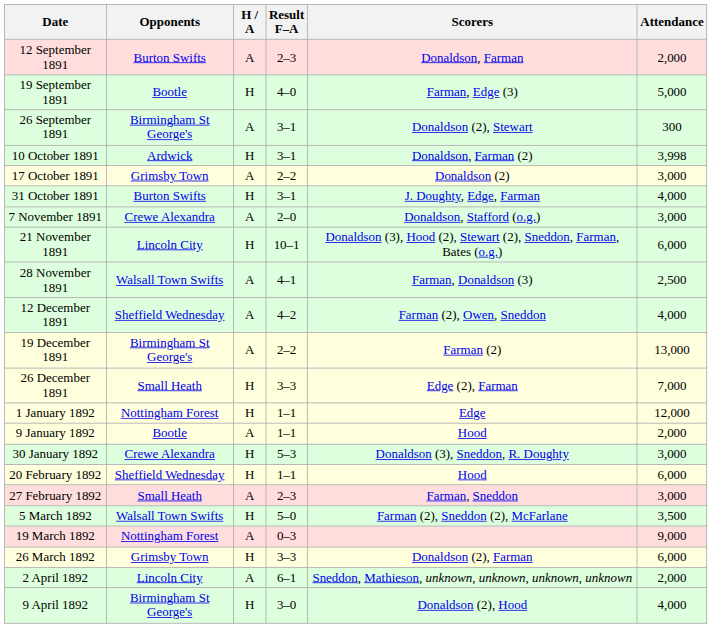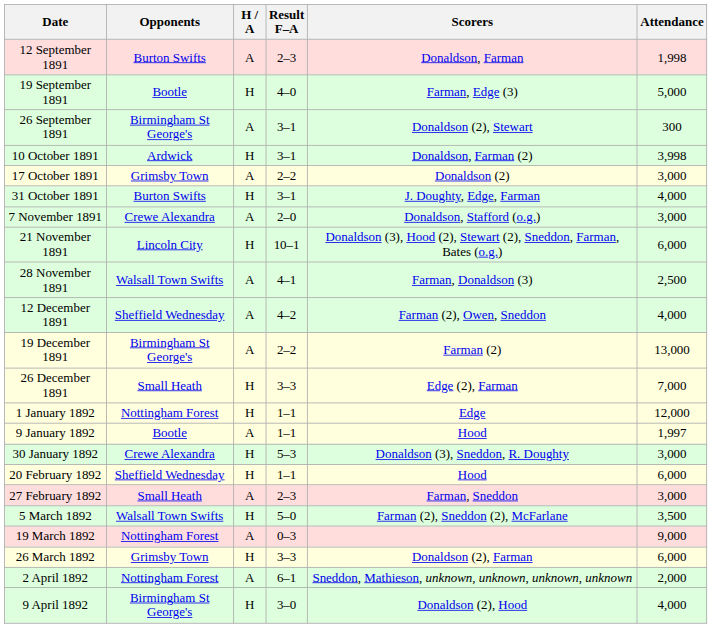(672, 57) 2,000 -> (672, 57) 1,998
(672, 433) 2,000 -> (672, 433) 1,997
(170, 577) Lincoln City -> (170, 577) Nottingham Forest
